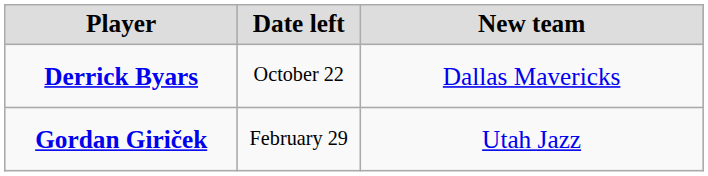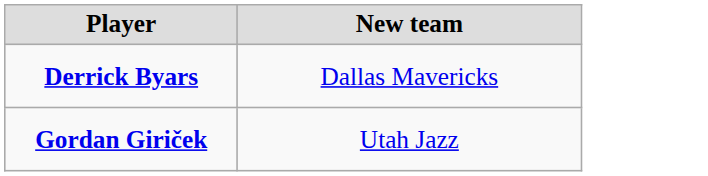- column: (299, 24)
